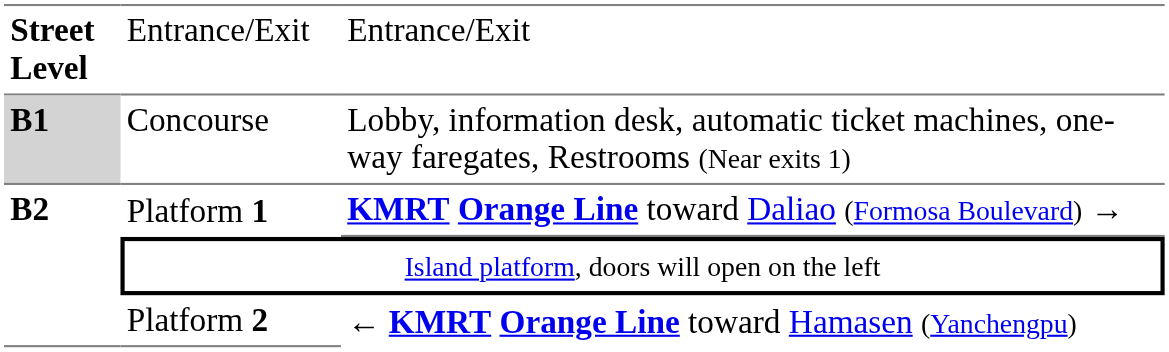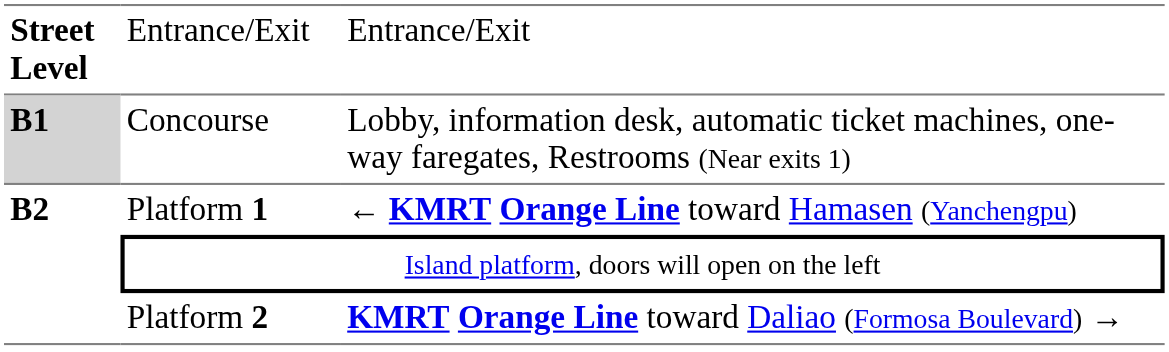(736, 209) KMRT Orange Line toward Daliao (Formosa Boulevard) → -> (712, 209) ← KMRT Orange Line toward Hamasen (Yanchengpu)
(712, 320) ← KMRT Orange Line toward Hamasen (Yanchengpu) -> (736, 317) KMRT Orange Line toward Daliao (Formosa Boulevard) →
